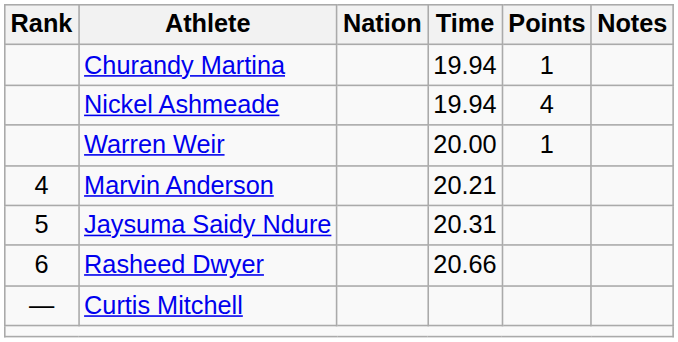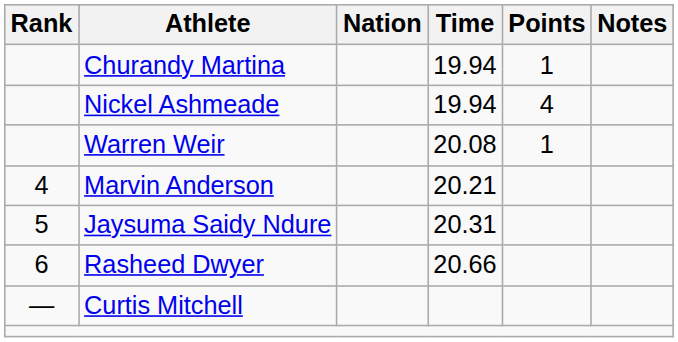(465, 144) 20.00 -> (465, 144) 20.08
